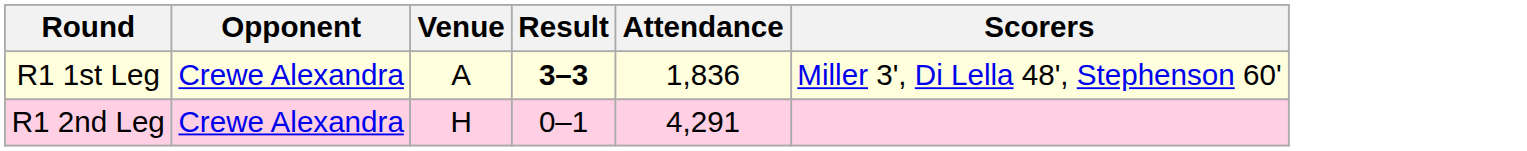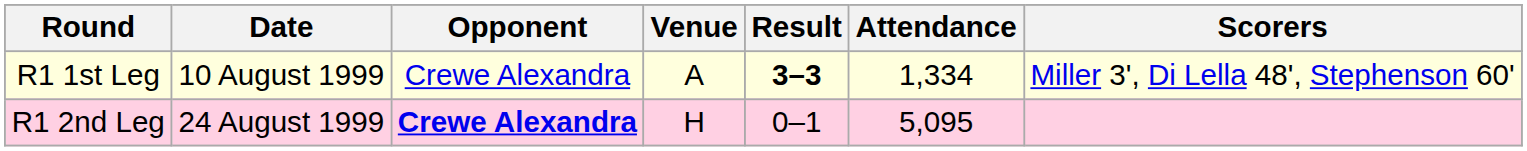+ column: (281, 27)
(703, 74) 1,836 -> (936, 74) 1,334
(291, 121) normal -> (517, 121) bold
(703, 121) 4,291 -> (936, 121) 5,095
